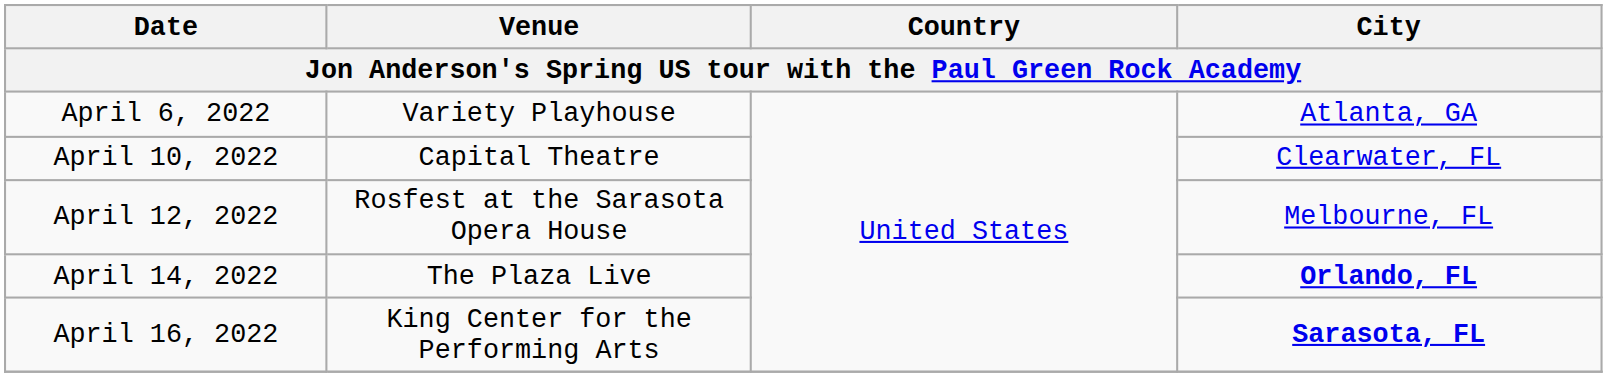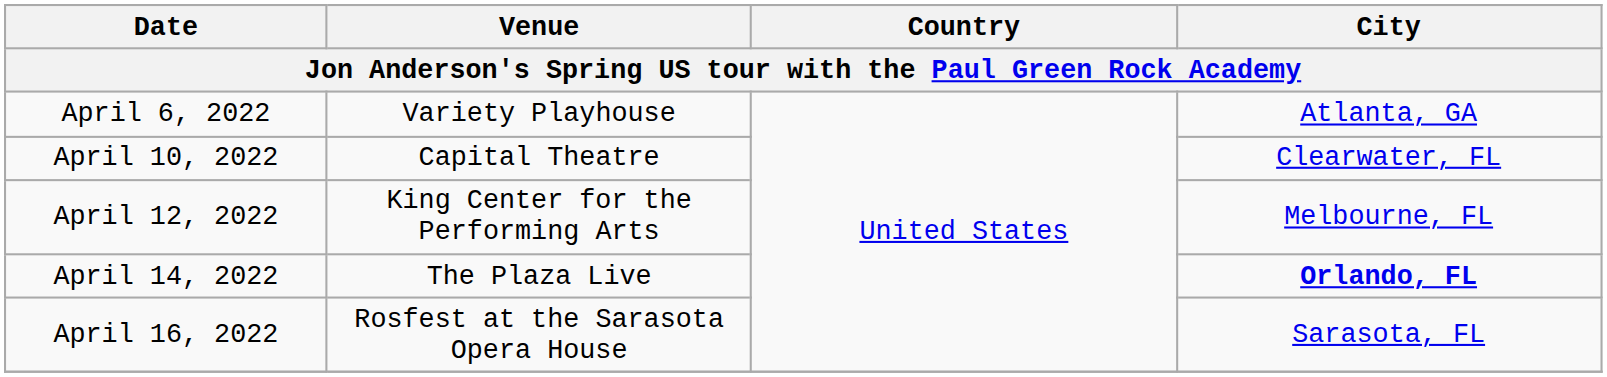(539, 217) Rosfest at the Sarasota Opera House -> (539, 217) King Center for the Performing Arts
(539, 335) King Center for the Performing Arts -> (539, 335) Rosfest at the Sarasota Opera House
(1389, 335) bold -> (1389, 335) normal
